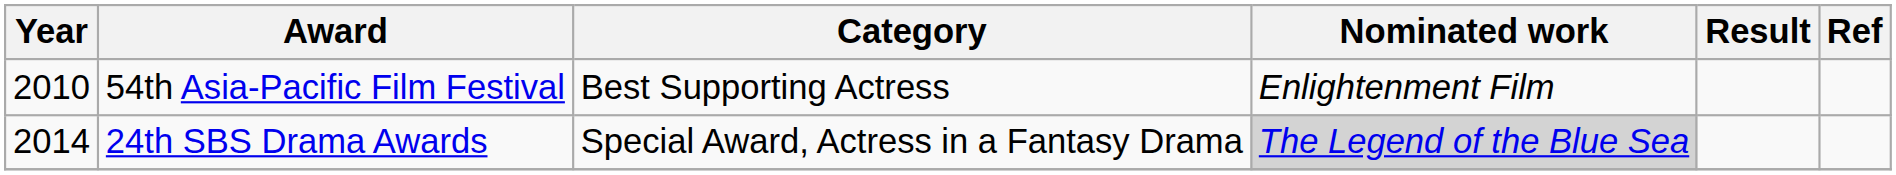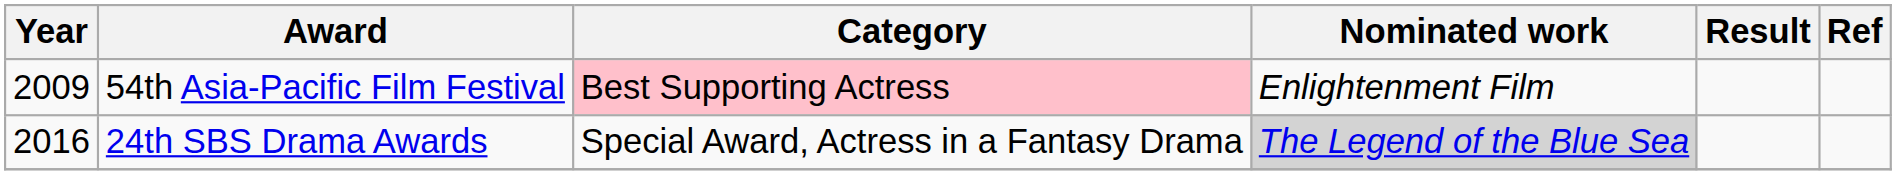(51, 86) 2010 -> (51, 86) 2009
(765, 86) no background -> (765, 86) pink background
(51, 141) 2014 -> (51, 141) 2016
